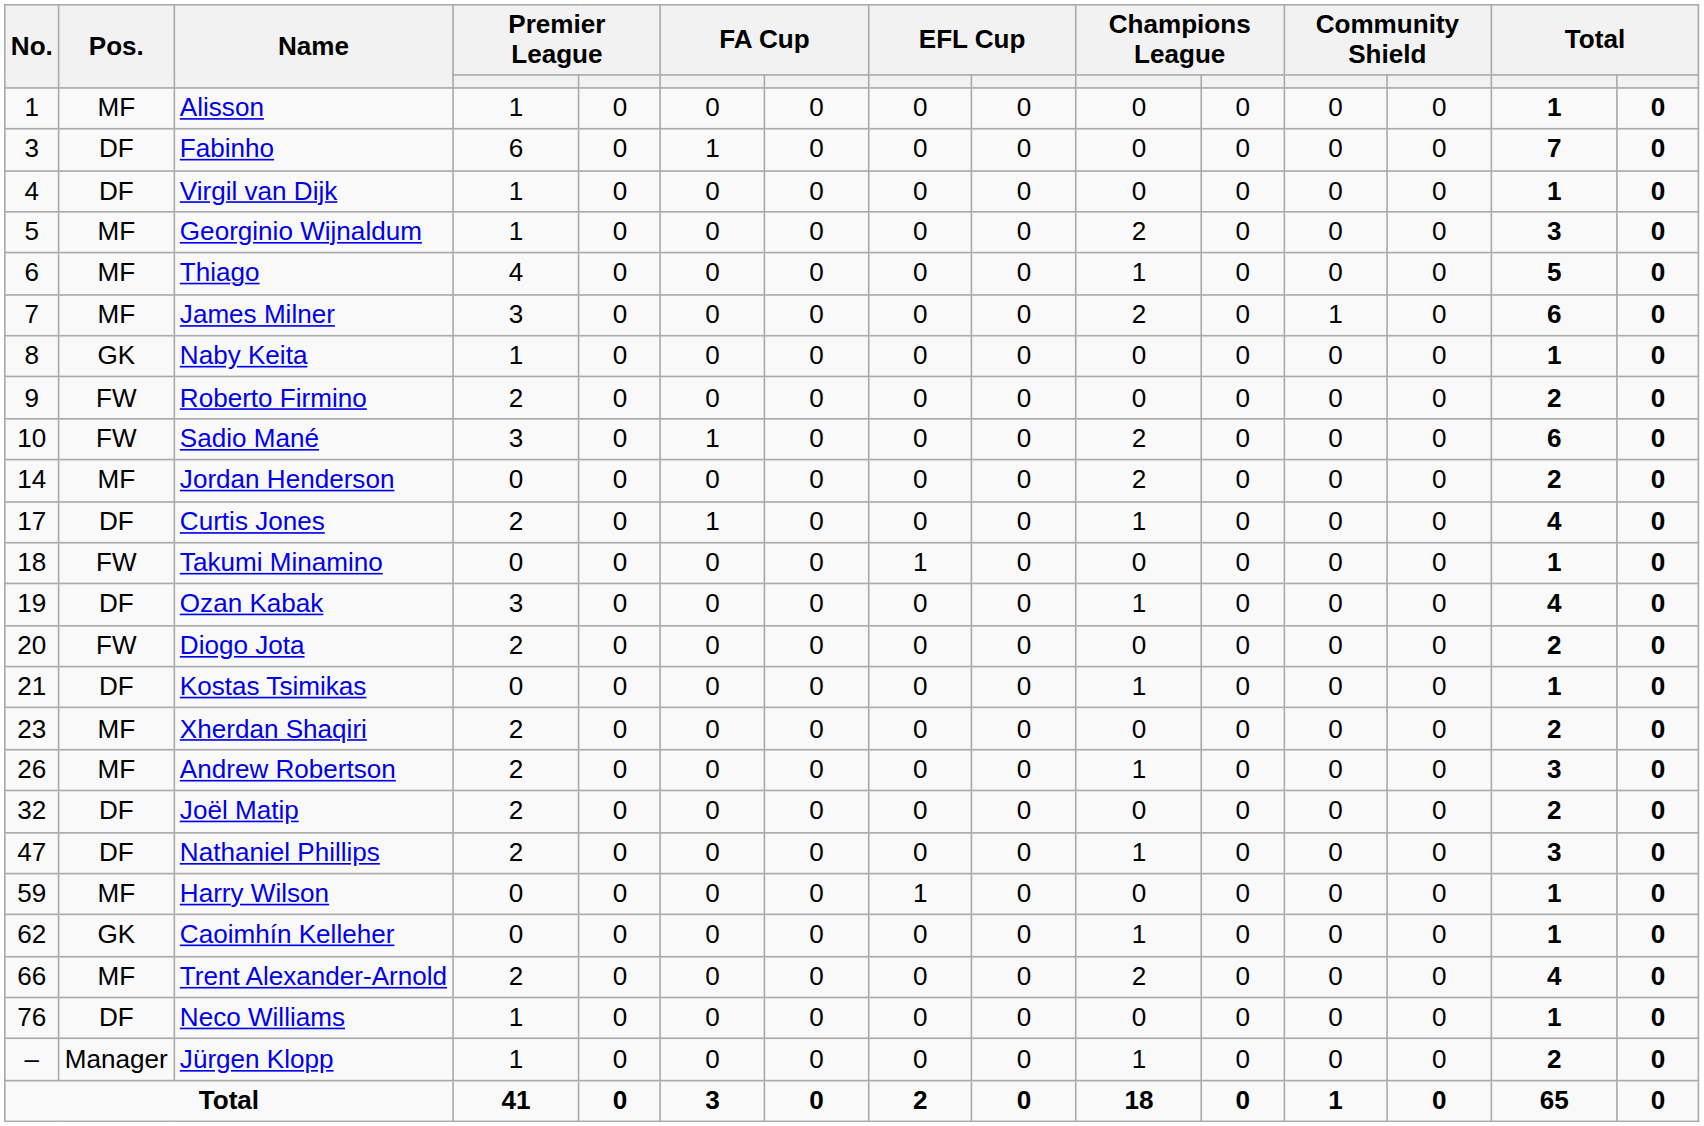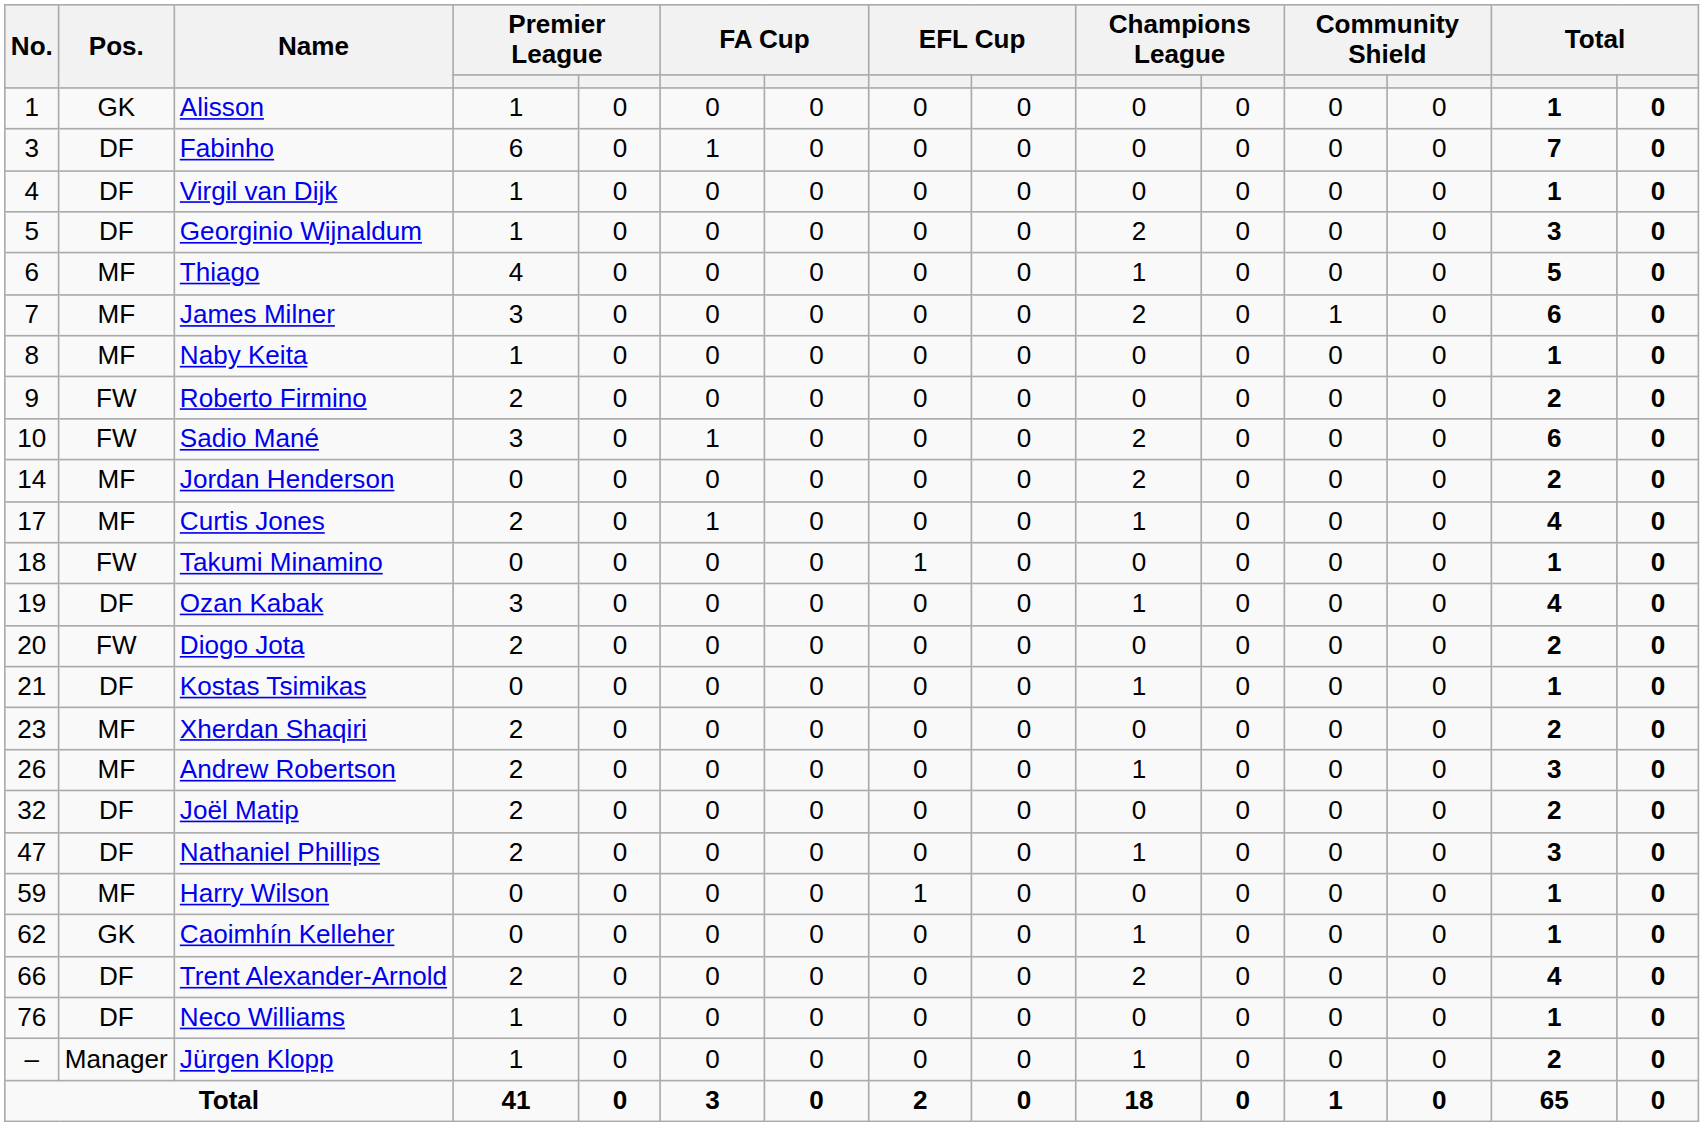(116, 107) MF -> (116, 107) GK
(116, 231) MF -> (116, 231) DF
(116, 356) GK -> (116, 356) MF
(116, 521) DF -> (116, 521) MF
(116, 976) MF -> (116, 976) DF
